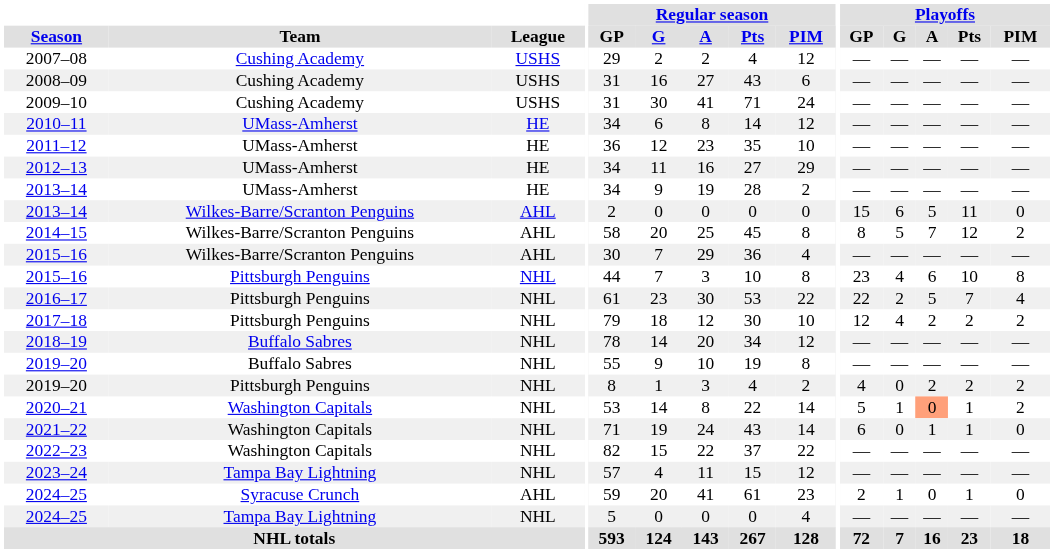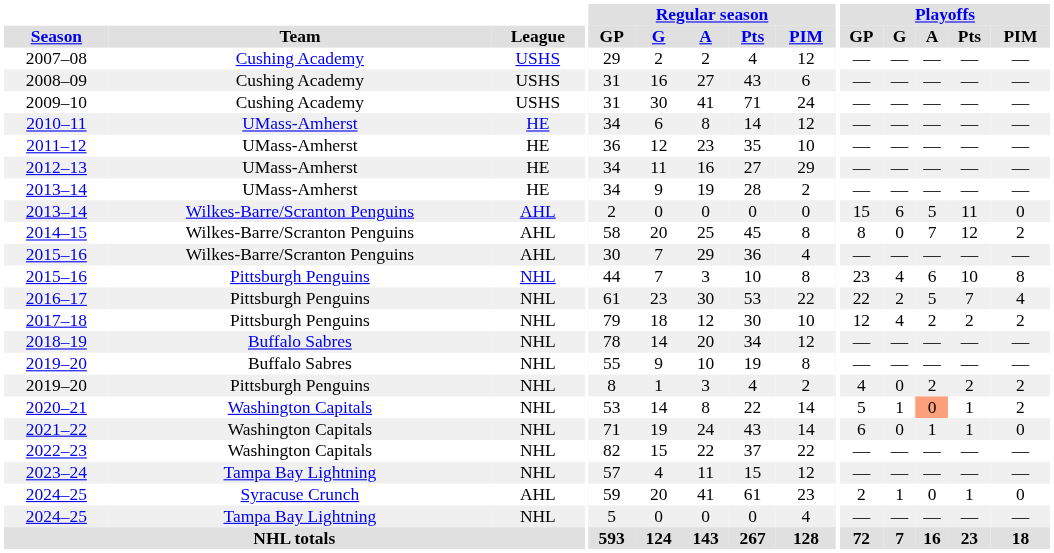(900, 232) 5 -> (900, 232) 0
